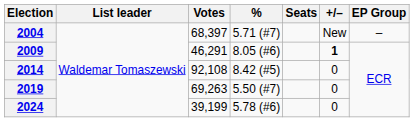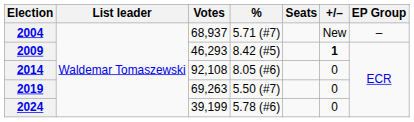(209, 32) 68,397 -> (209, 32) 68,937
(209, 51) 46,291 -> (209, 51) 46,293
(256, 51) 8.05 (#6) -> (256, 51) 8.42 (#5)
(256, 70) 8.42 (#5) -> (256, 70) 8.05 (#6)
